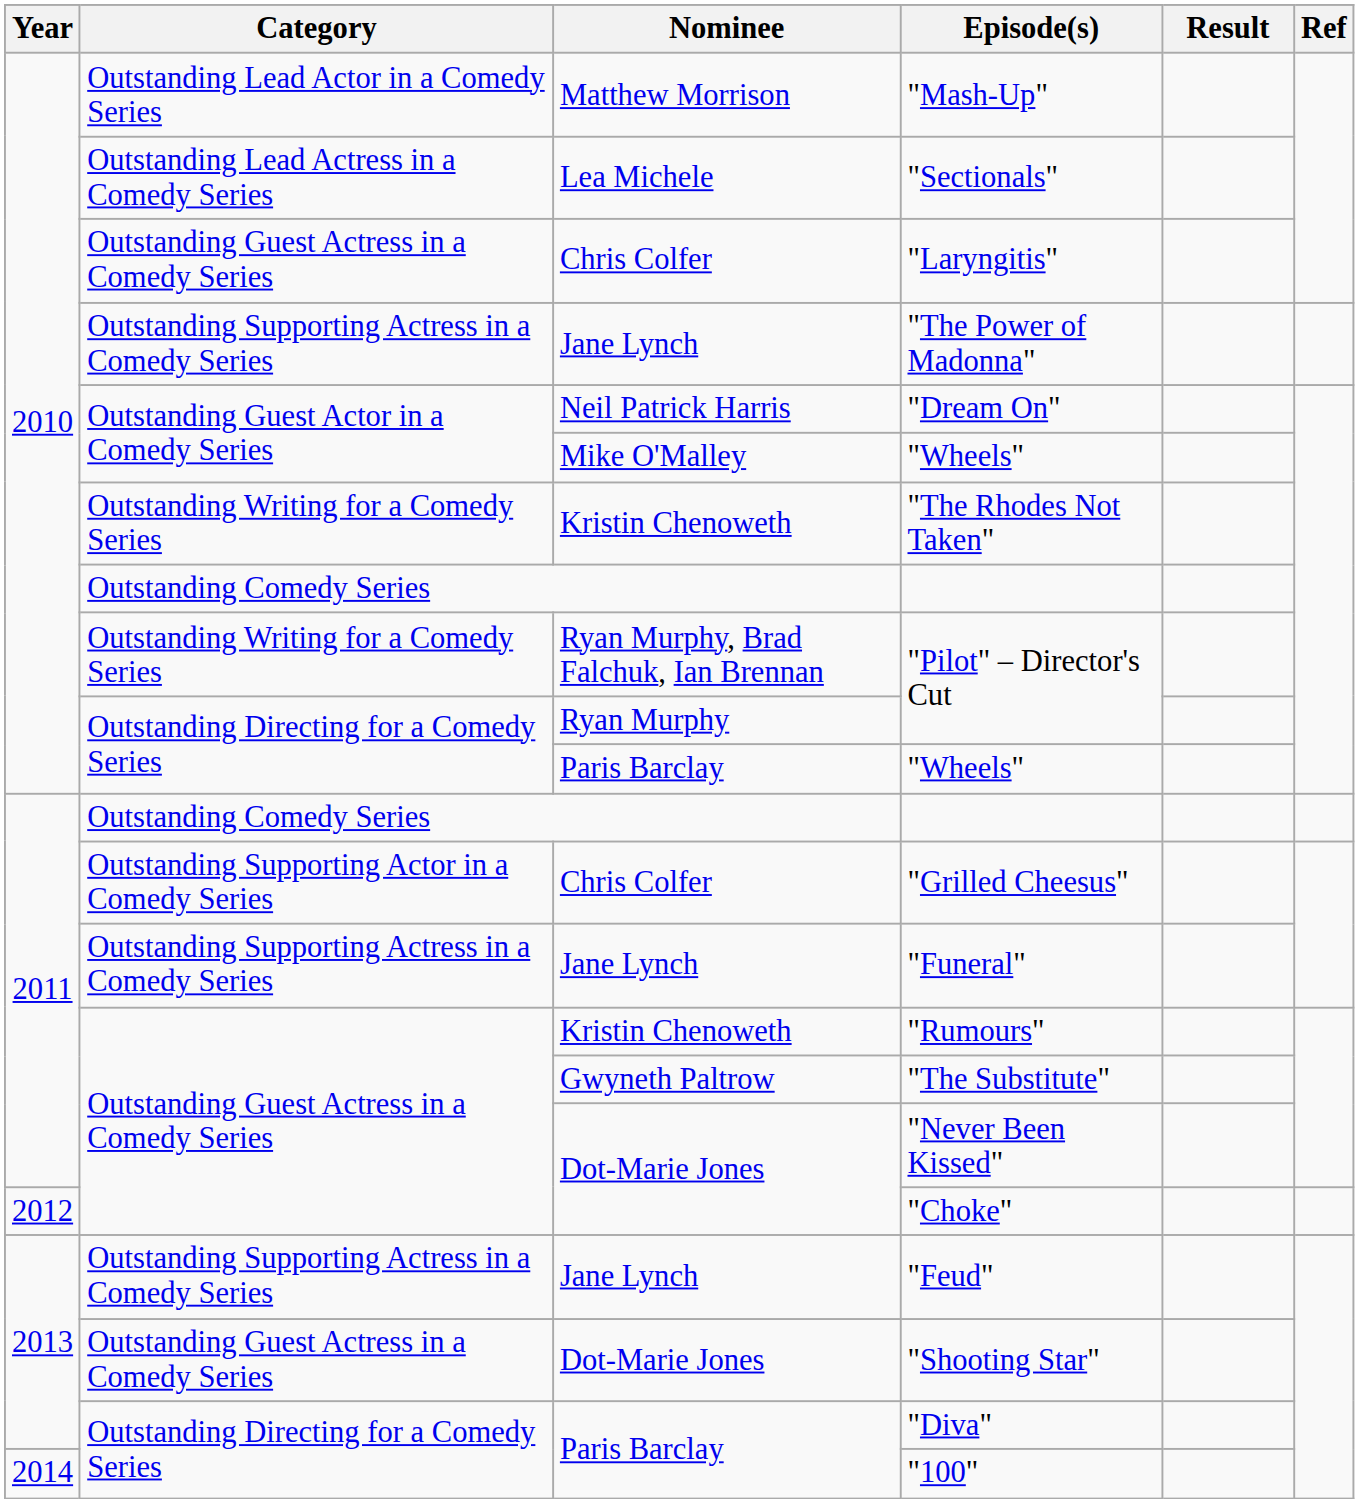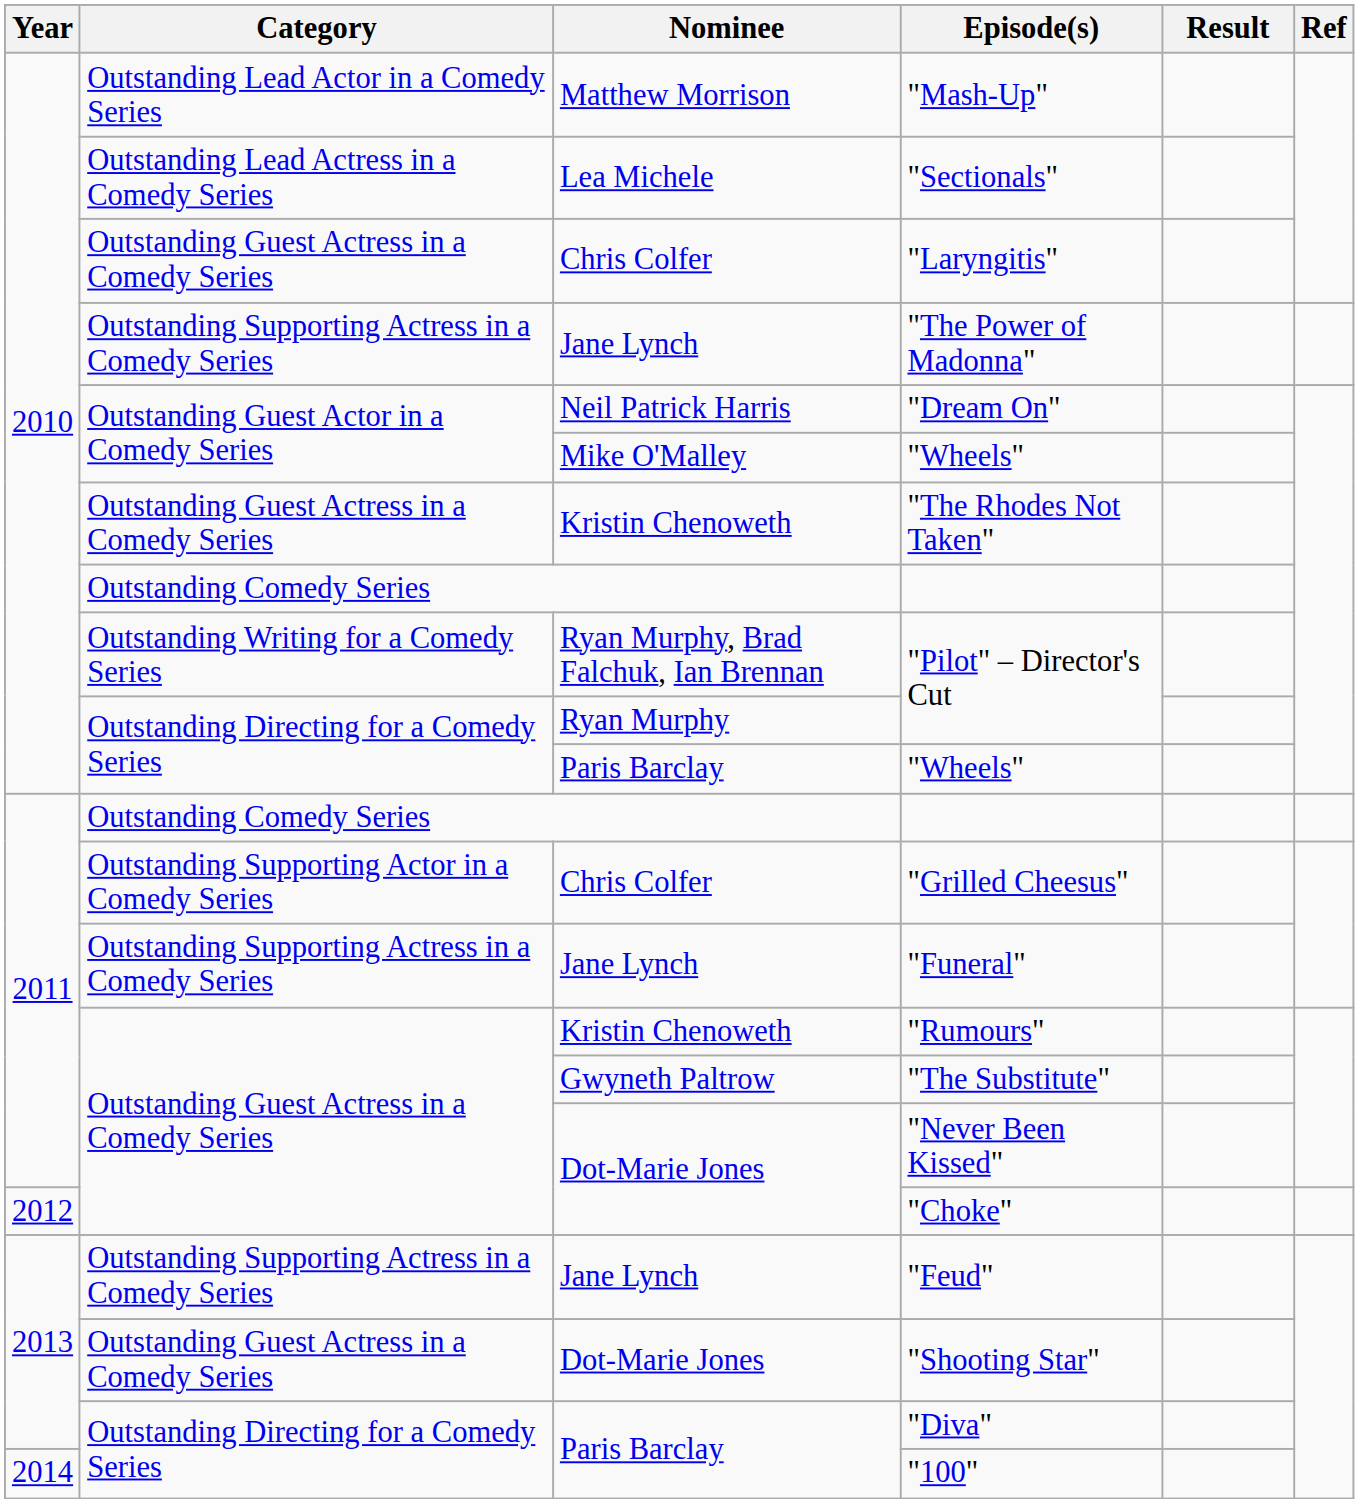(300, 522) Outstanding Writing for a Comedy Series -> (276, 522) Outstanding Guest Actress in a Comedy Series
